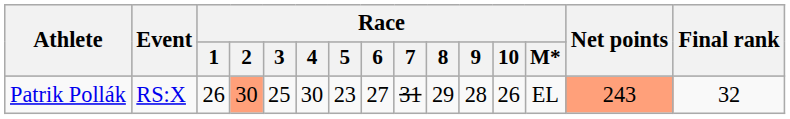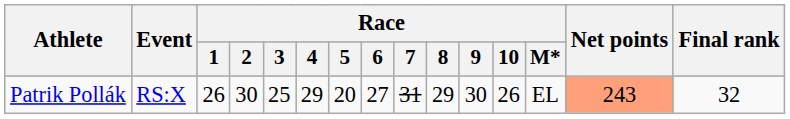(246, 94) lightsalmon background -> (246, 94) no background
(312, 94) 30 -> (312, 94) 29
(345, 94) 23 -> (345, 94) 20
(476, 94) 28 -> (476, 94) 30
